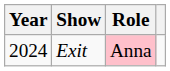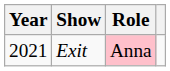(28, 50) 2024 -> (28, 50) 2021
